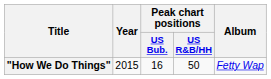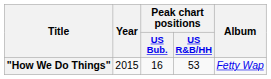(194, 66) 50 -> (194, 66) 53
